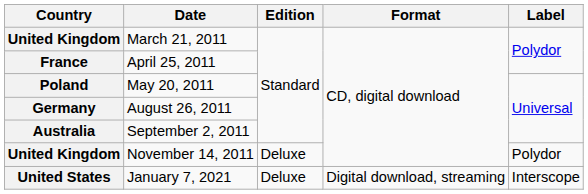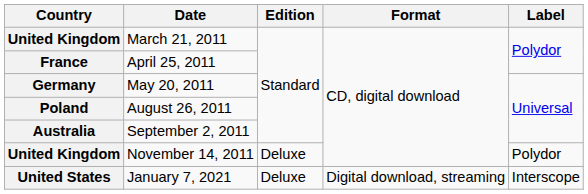(64, 85) Poland -> (64, 85) Germany
(64, 108) Germany -> (64, 108) Poland
